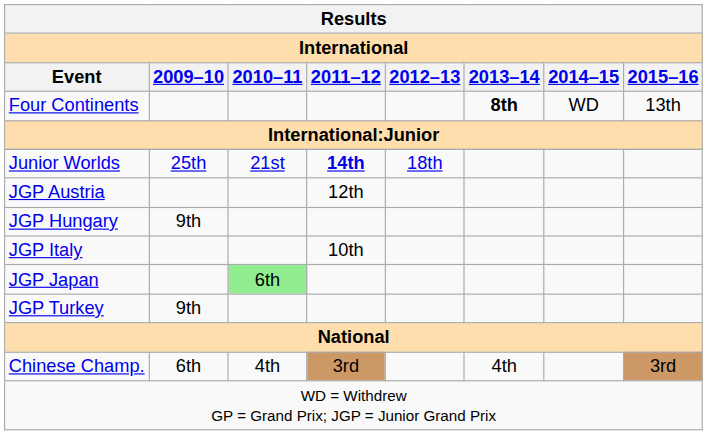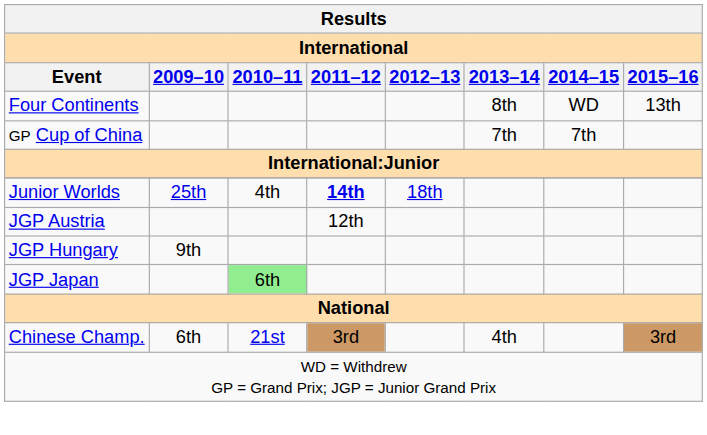(504, 105) bold -> (504, 105) normal
+ row: (76, 134)
(267, 163) 21st -> (267, 192) 4th
- row: (46, 250)
- row: (56, 308)
(267, 366) 4th -> (267, 337) 21st
